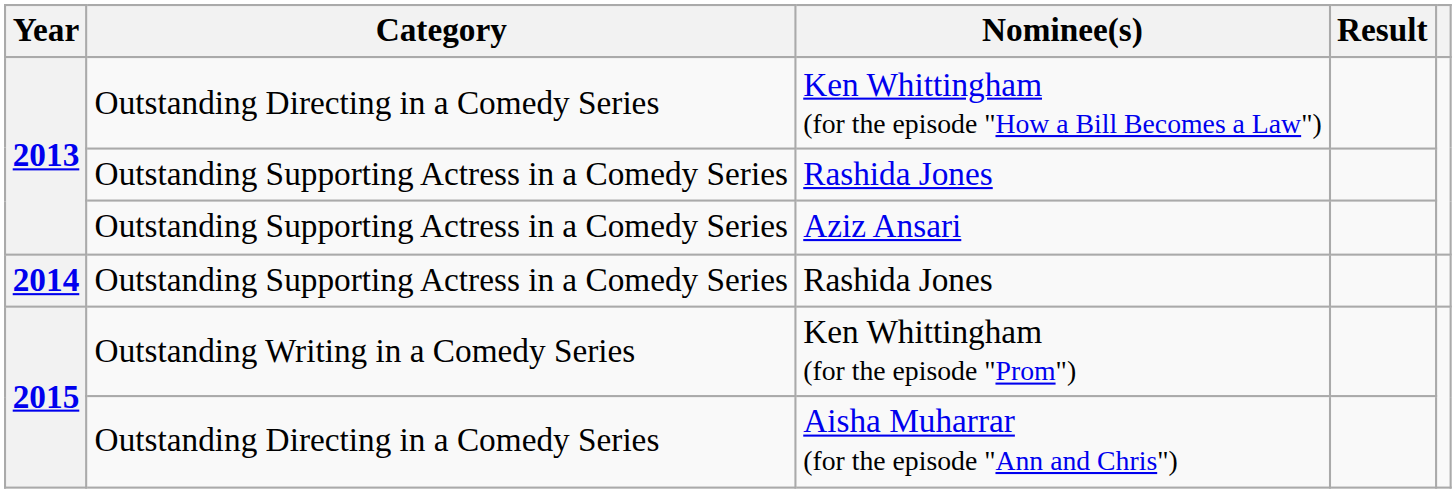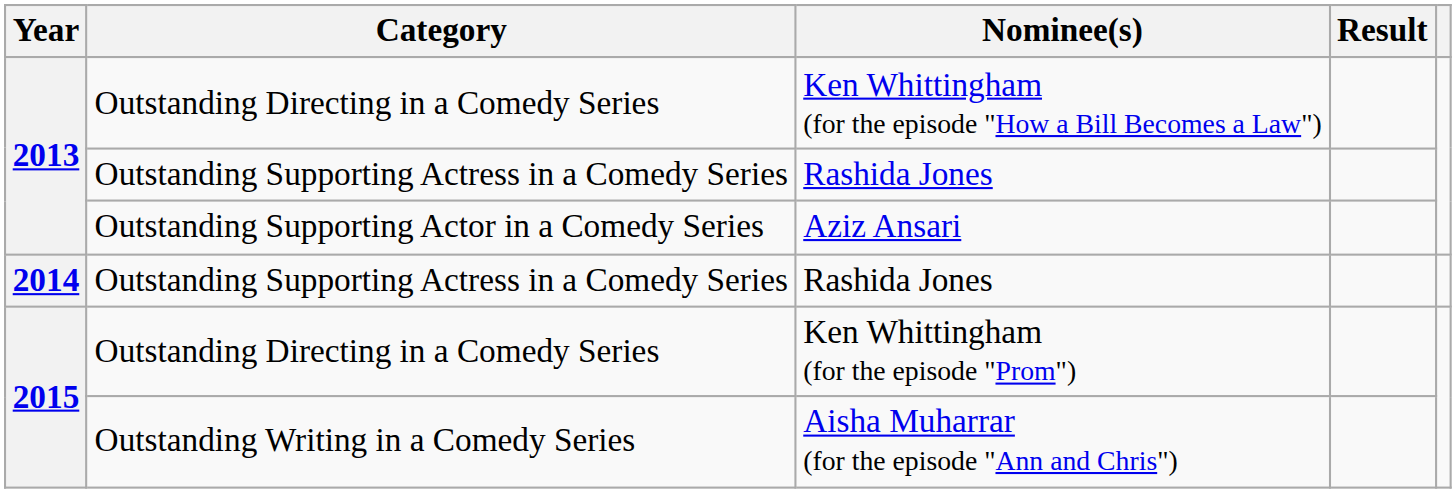(441, 226) Outstanding Supporting Actress in a Comedy Series -> (429, 226) Outstanding Supporting Actor in a Comedy Series
(365, 350) Outstanding Writing in a Comedy Series -> (377, 350) Outstanding Directing in a Comedy Series
(377, 441) Outstanding Directing in a Comedy Series -> (365, 441) Outstanding Writing in a Comedy Series
